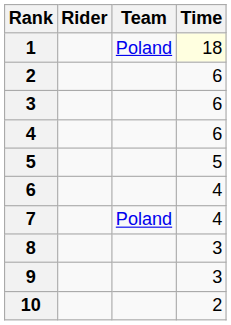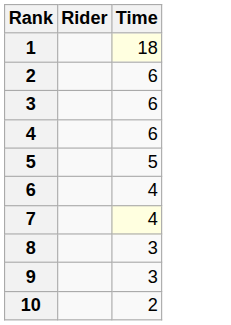- column: (144, 18)
(217, 219) no background -> (153, 219) lightyellow background
